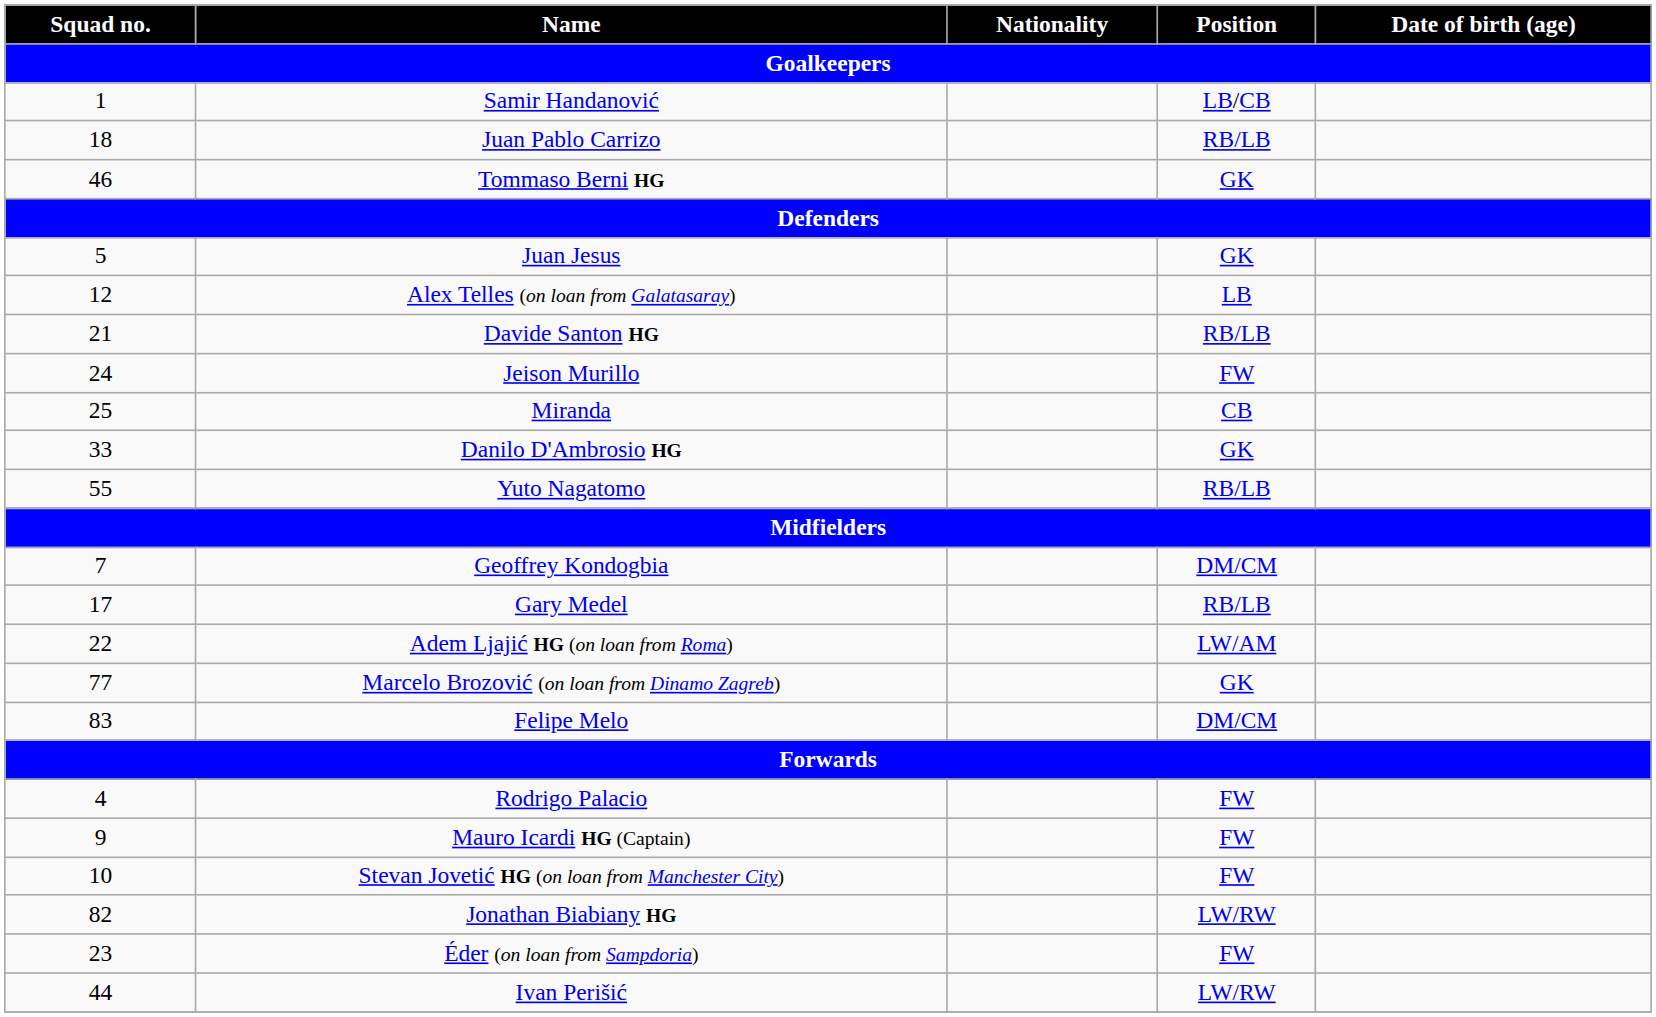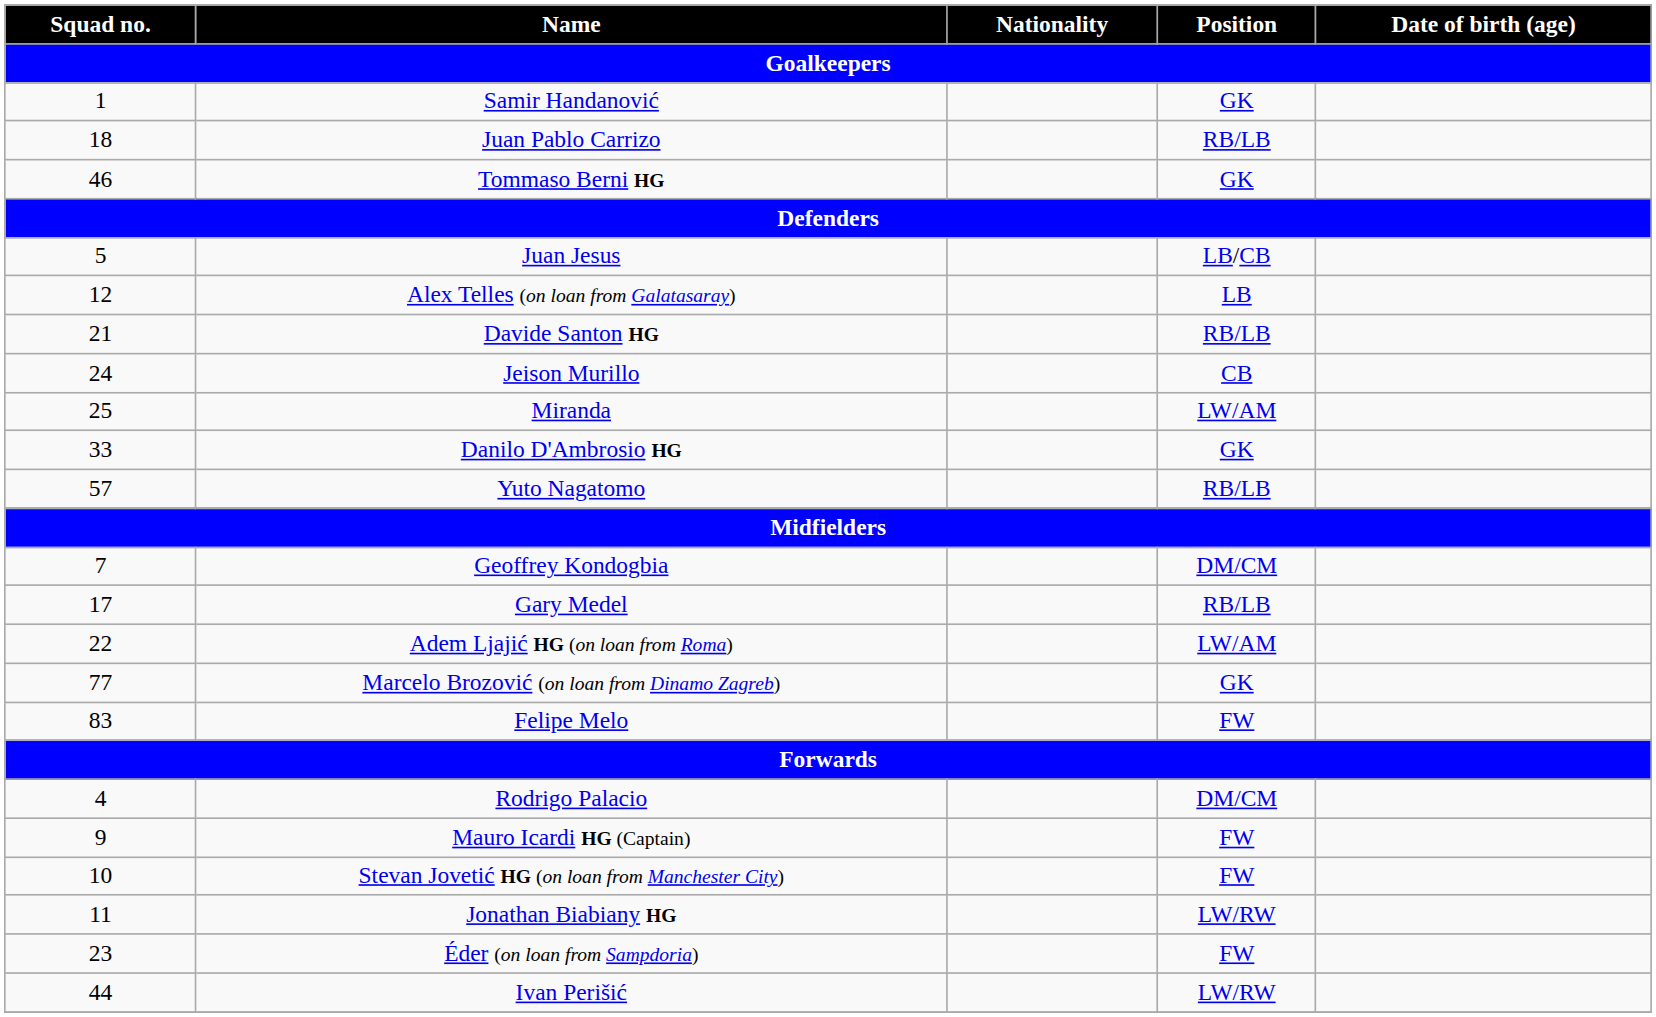(1237, 101) LB/CB -> (1237, 101) GK
(1237, 256) GK -> (1237, 256) LB/CB
(1237, 372) FW -> (1237, 372) CB
(1237, 411) CB -> (1237, 411) LW/AM
(101, 488) 55 -> (101, 488) 57
(1237, 721) DM/CM -> (1237, 721) FW
(1237, 798) FW -> (1237, 798) DM/CM
(101, 914) 82 -> (101, 914) 11
